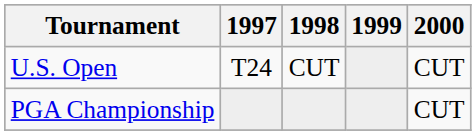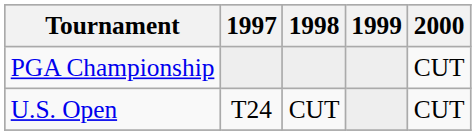rows swapped: (64, 67) <-> (113, 109)
